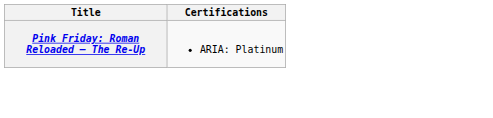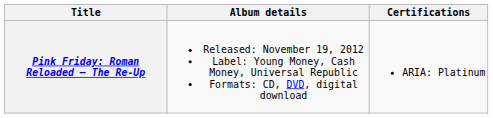+ column: (268, 12)
